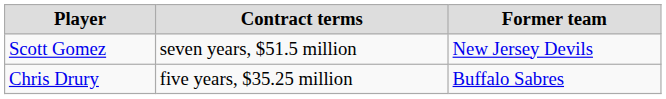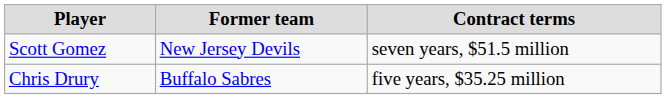columns swapped: (554, 19) <-> (302, 19)
